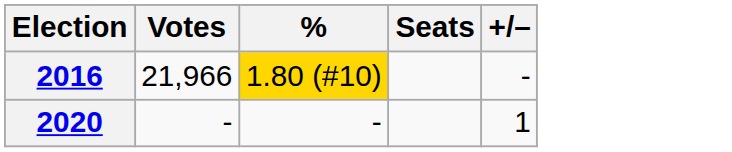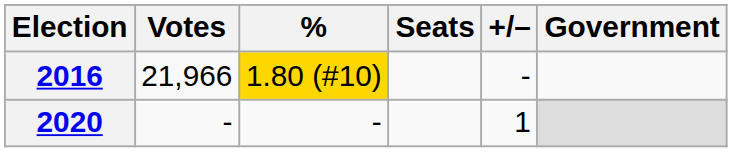+ column: (632, 28)
